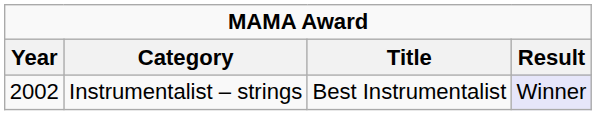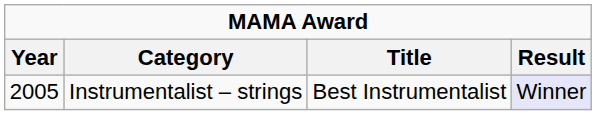(34, 92) 2002 -> (34, 92) 2005
